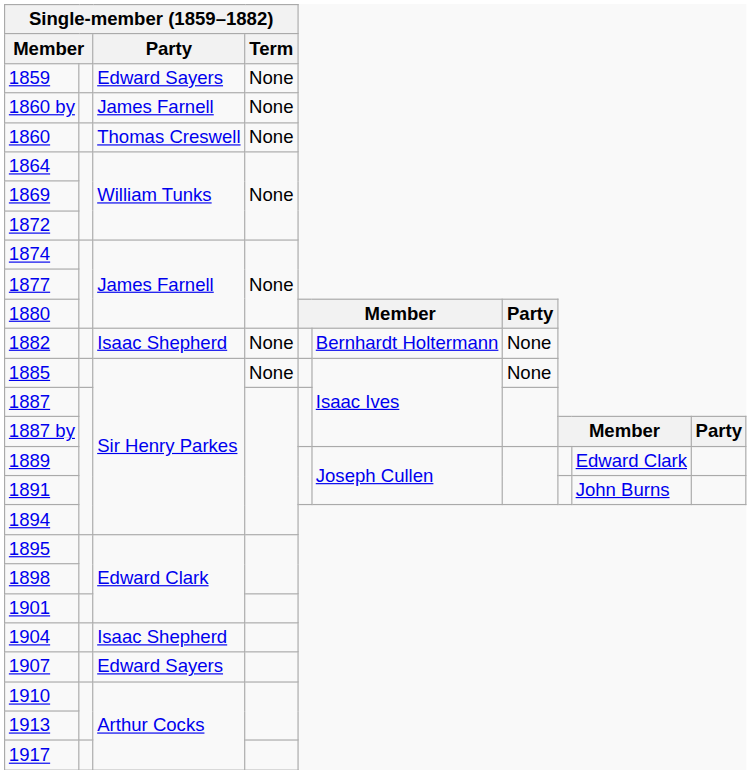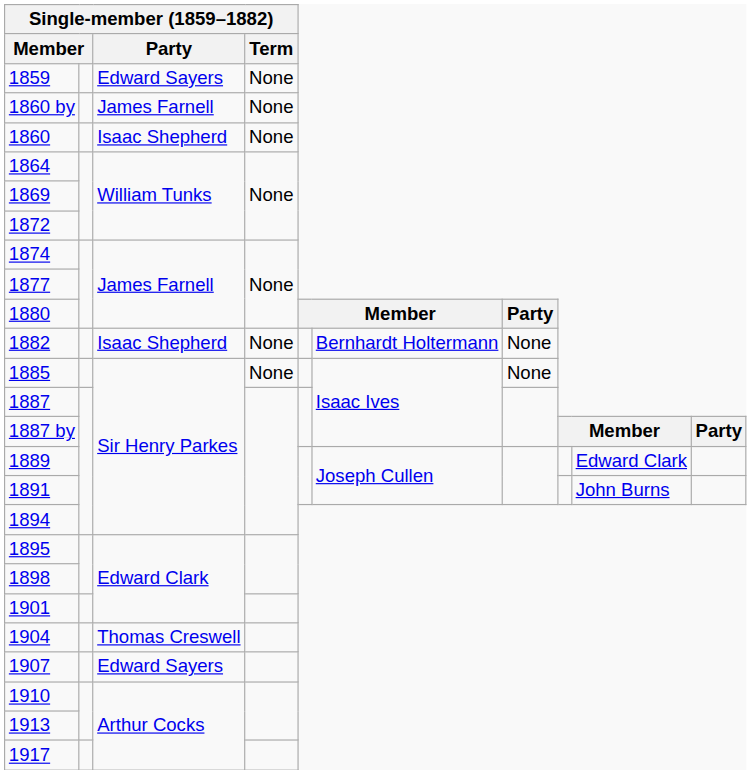(169, 136) Thomas Creswell -> (162, 136) Isaac Shepherd
(162, 637) Isaac Shepherd -> (169, 637) Thomas Creswell
